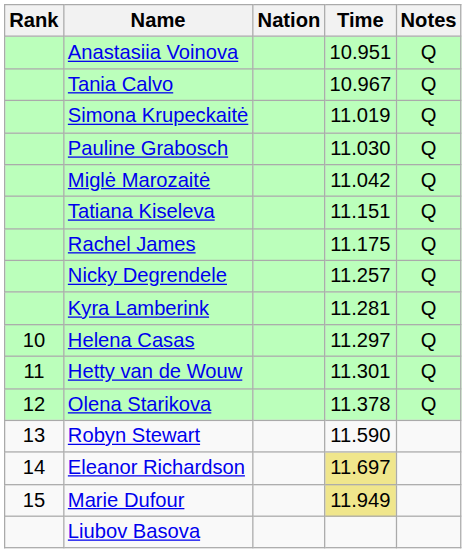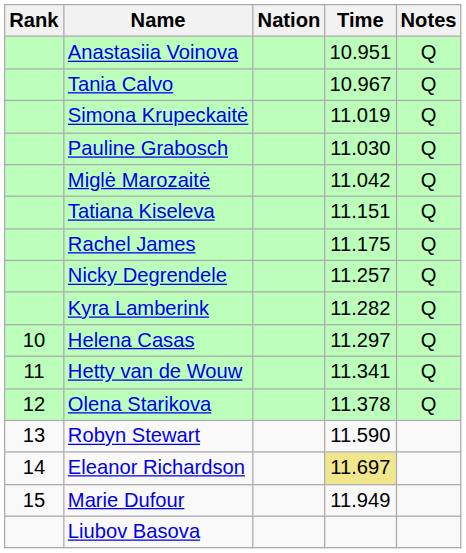(360, 308) 11.281 -> (360, 308) 11.282
(360, 372) 11.301 -> (360, 372) 11.341
(360, 500) khaki background -> (360, 500) no background
